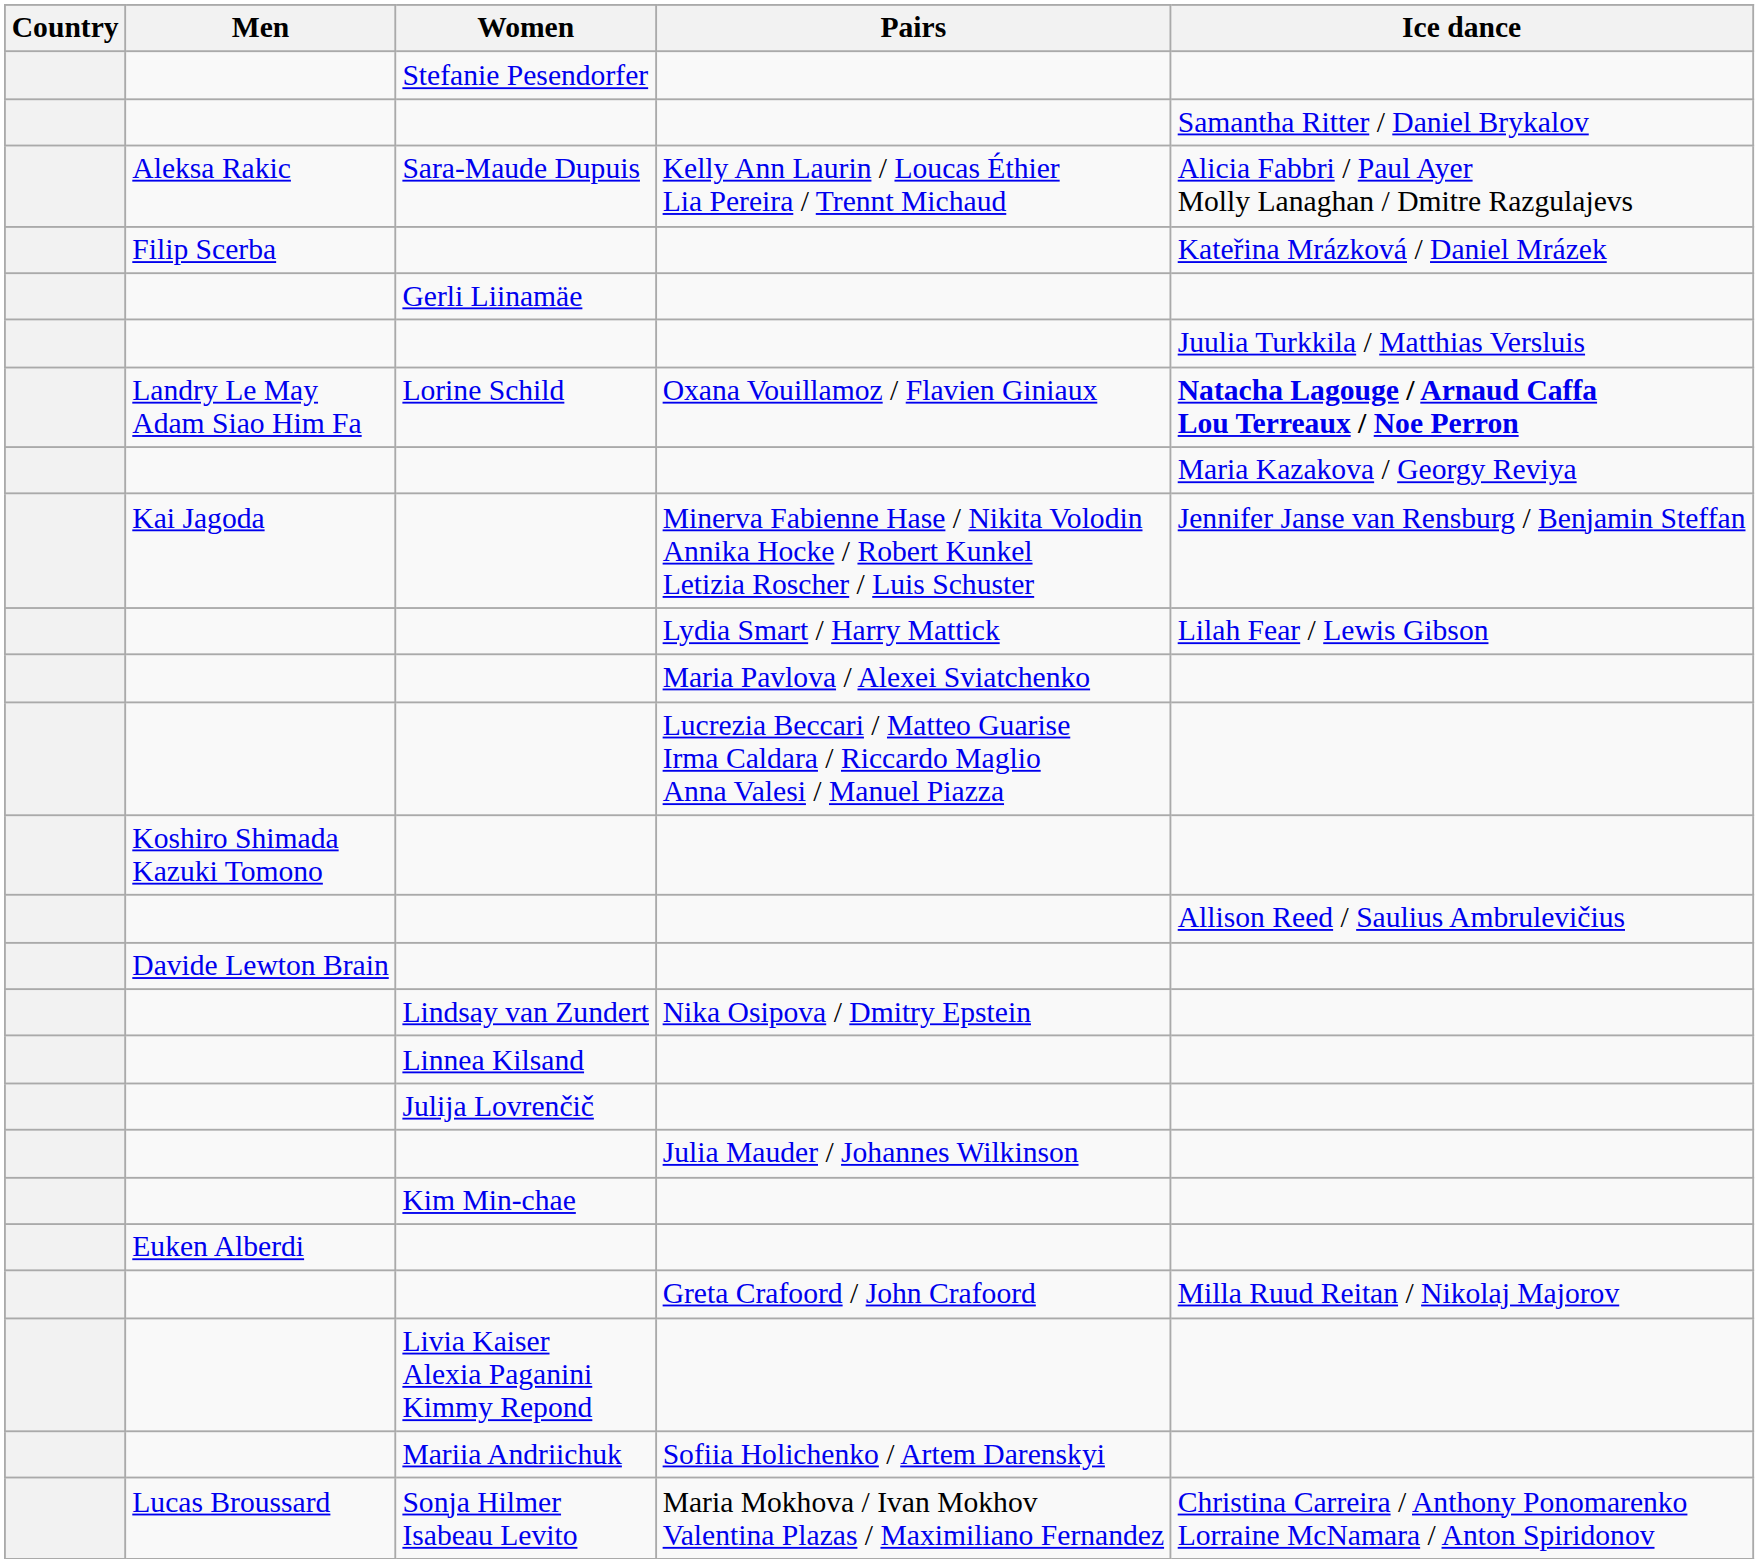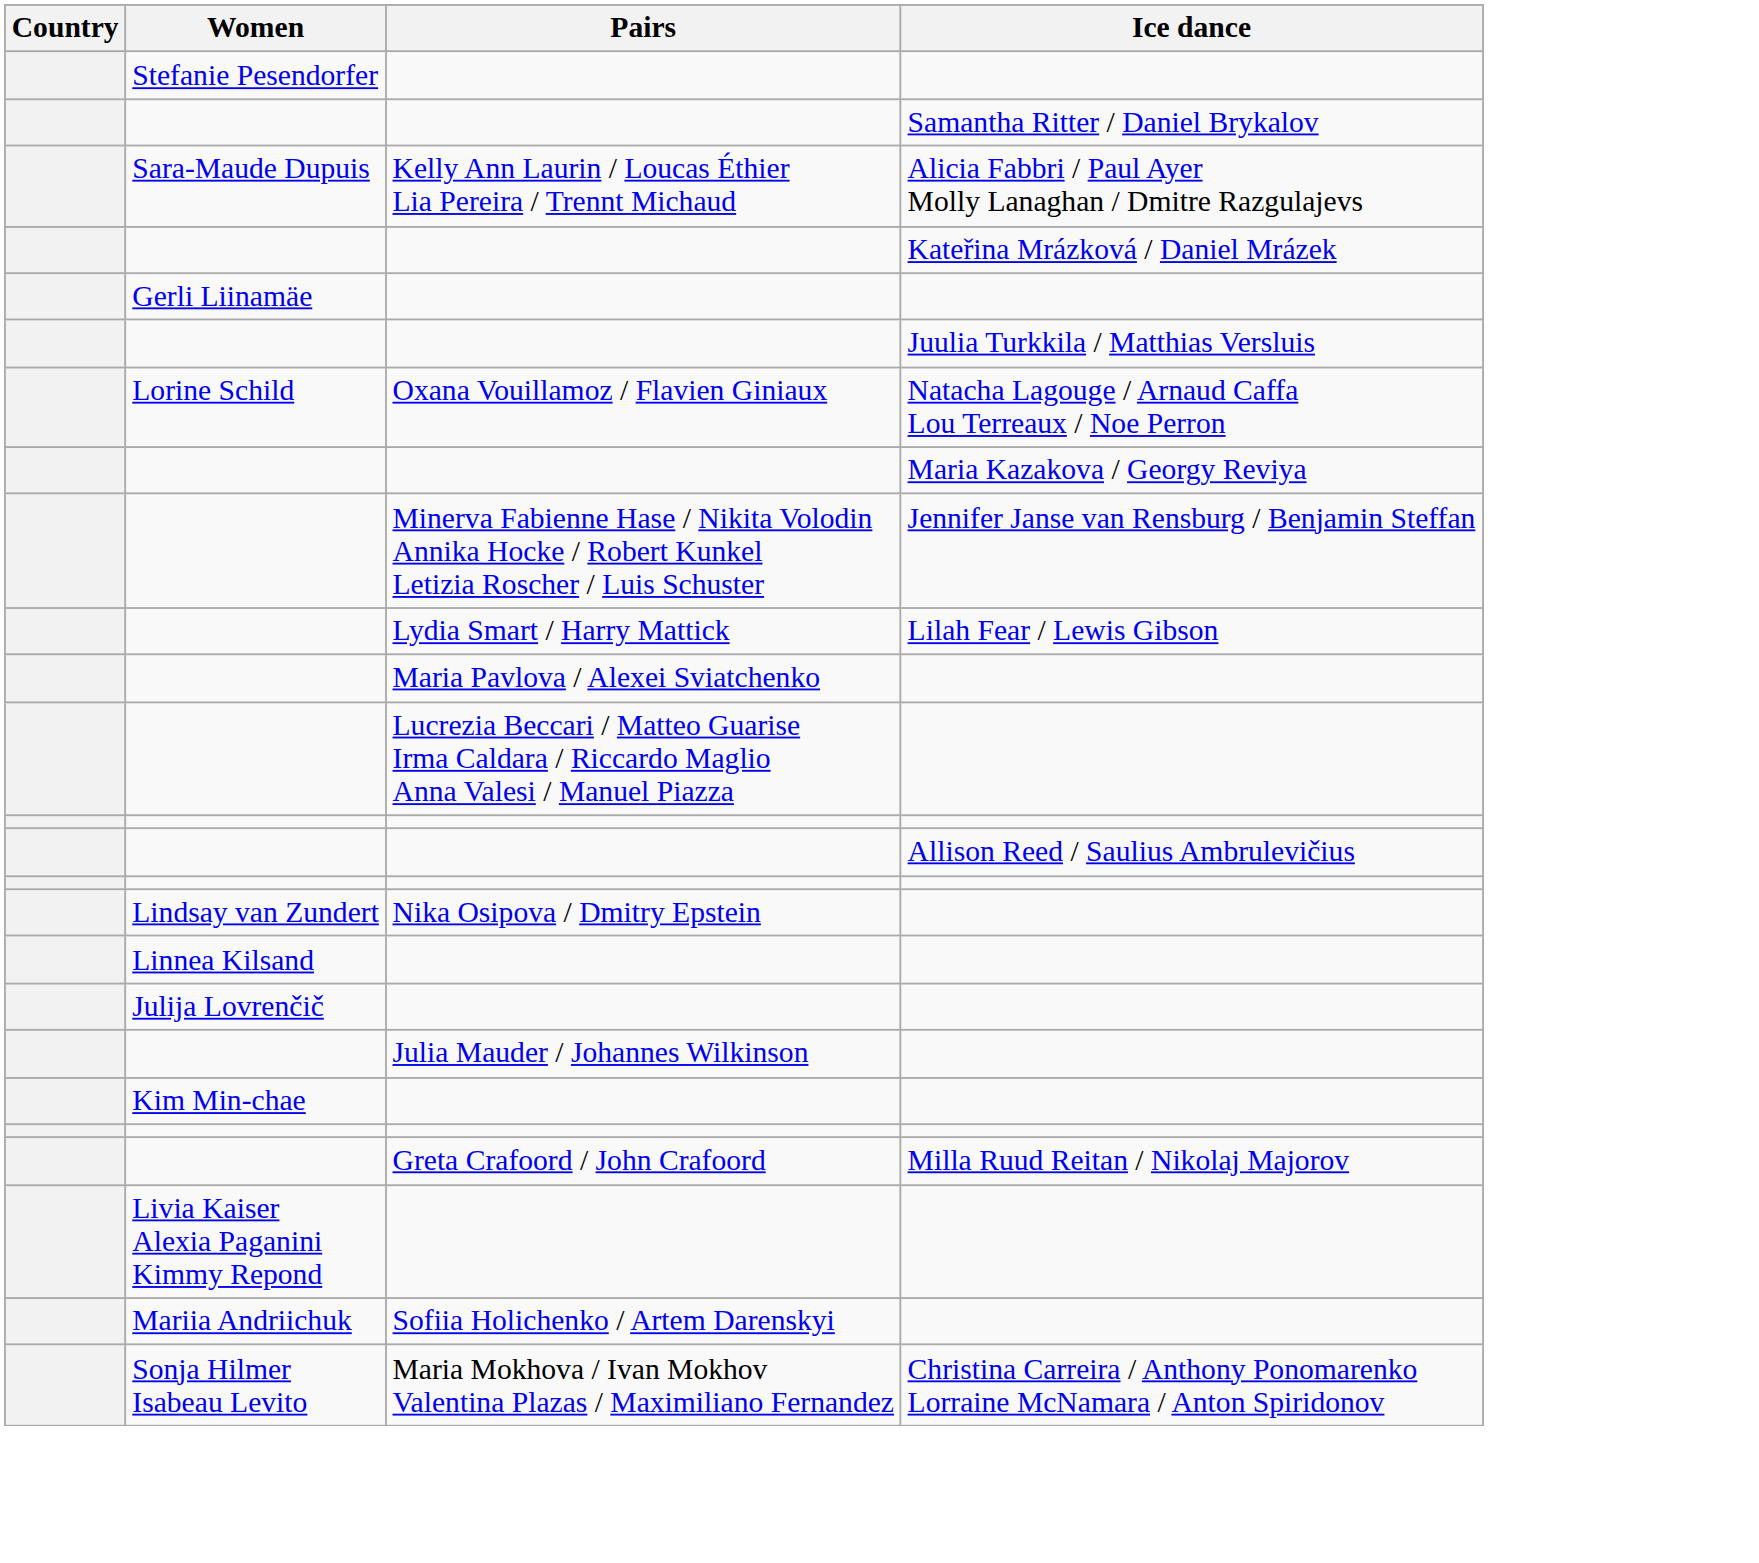- column: (260, 27)
(1387, 406) bold -> (1103, 406) normal
